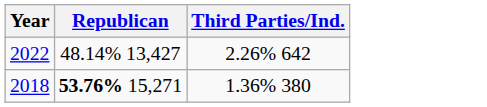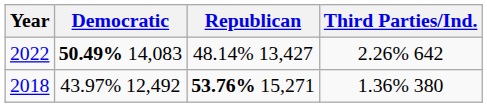+ column: (120, 20)
